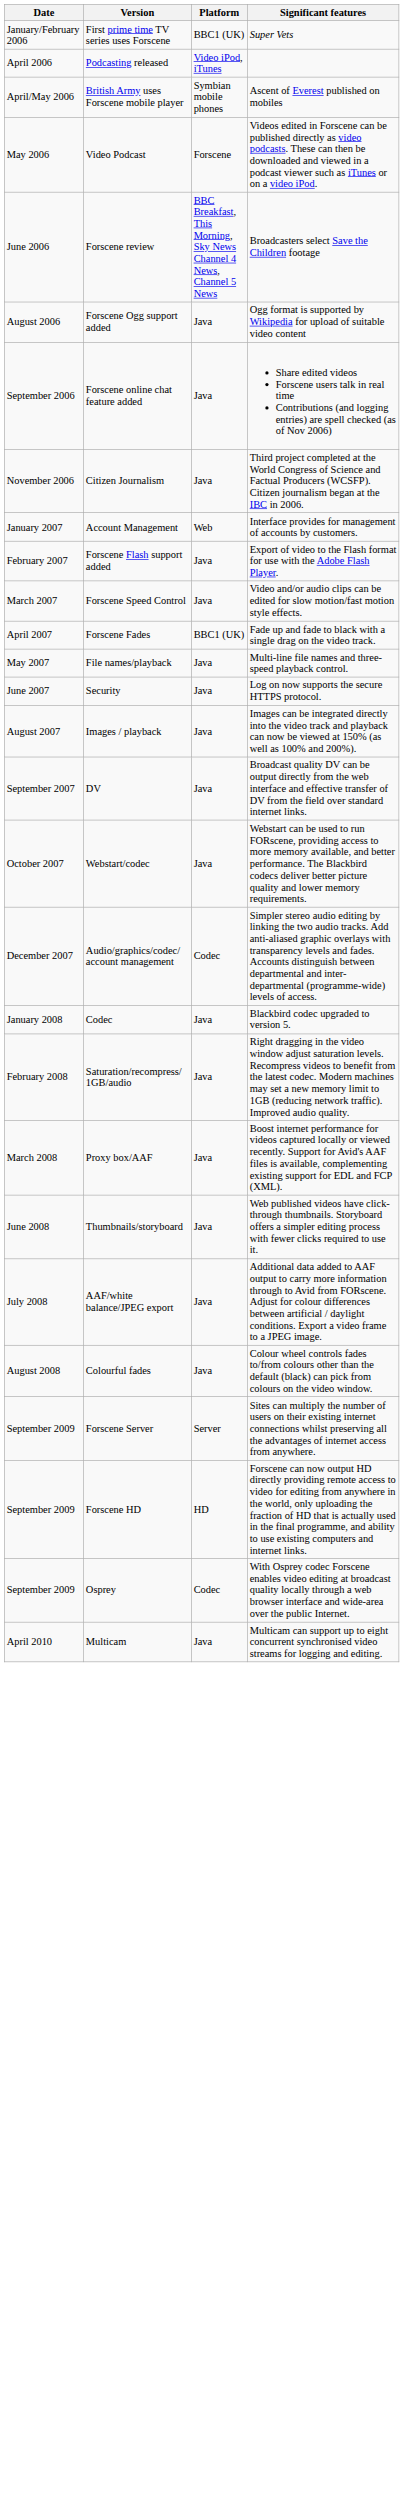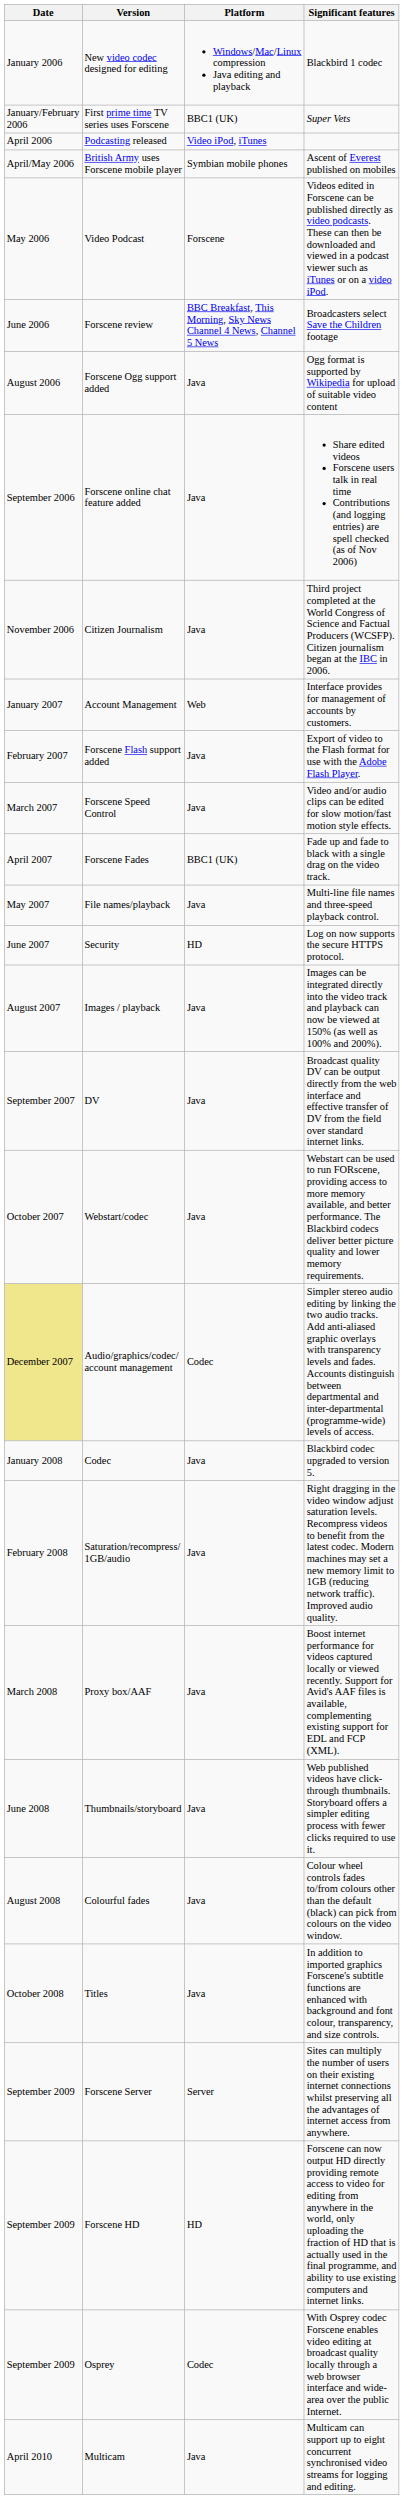+ row: (126, 63)
(203, 691) Java -> (194, 945) HD
(40, 956) no background -> (40, 1362) khaki background
- row: (130, 1302)
+ row: (96, 1993)
